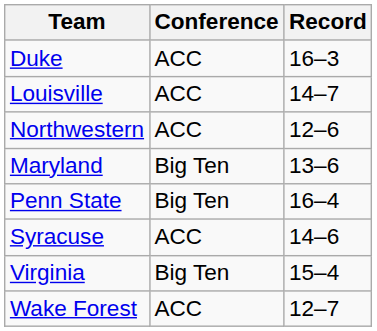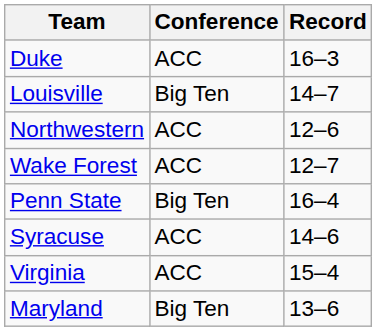(178, 93) ACC -> (192, 93) Big Ten
rows swapped: (56, 165) <-> (73, 308)
(192, 272) Big Ten -> (178, 272) ACC
